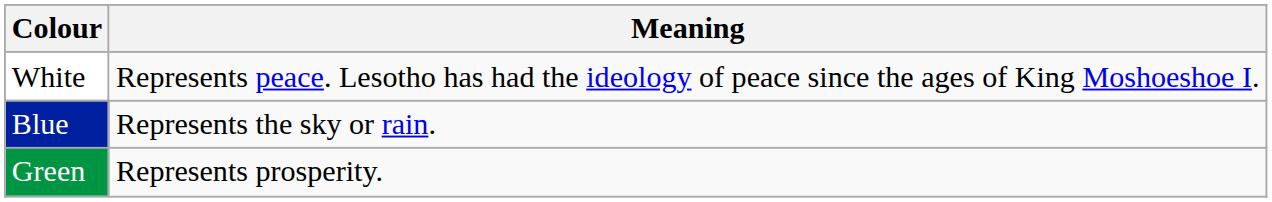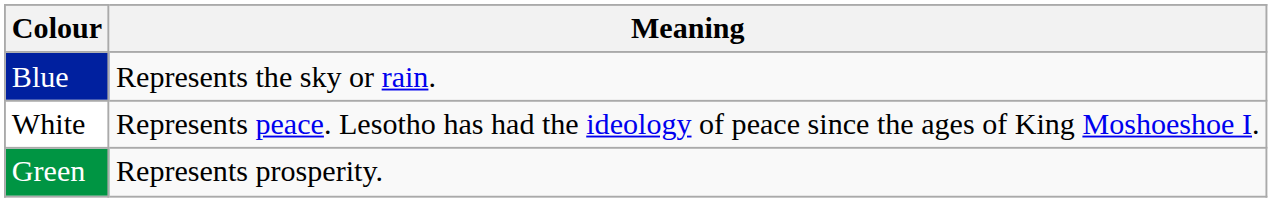rows swapped: (40, 123) <-> (49, 76)
